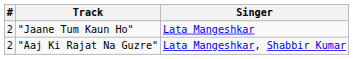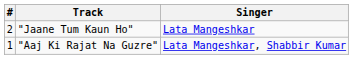(10, 46) 2 -> (10, 46) 1
